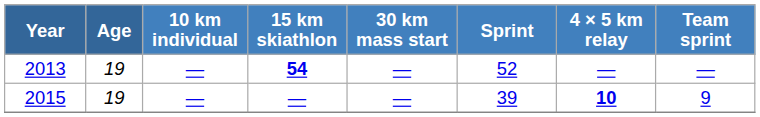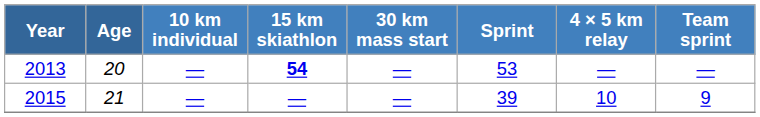(114, 69) 19 -> (114, 69) 20
(507, 69) 52 -> (507, 69) 53
(114, 98) 19 -> (114, 98) 21
(606, 98) bold -> (606, 98) normal
